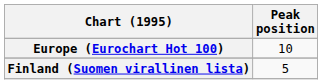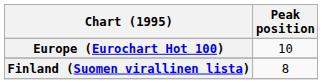(285, 68) 5 -> (285, 68) 8
